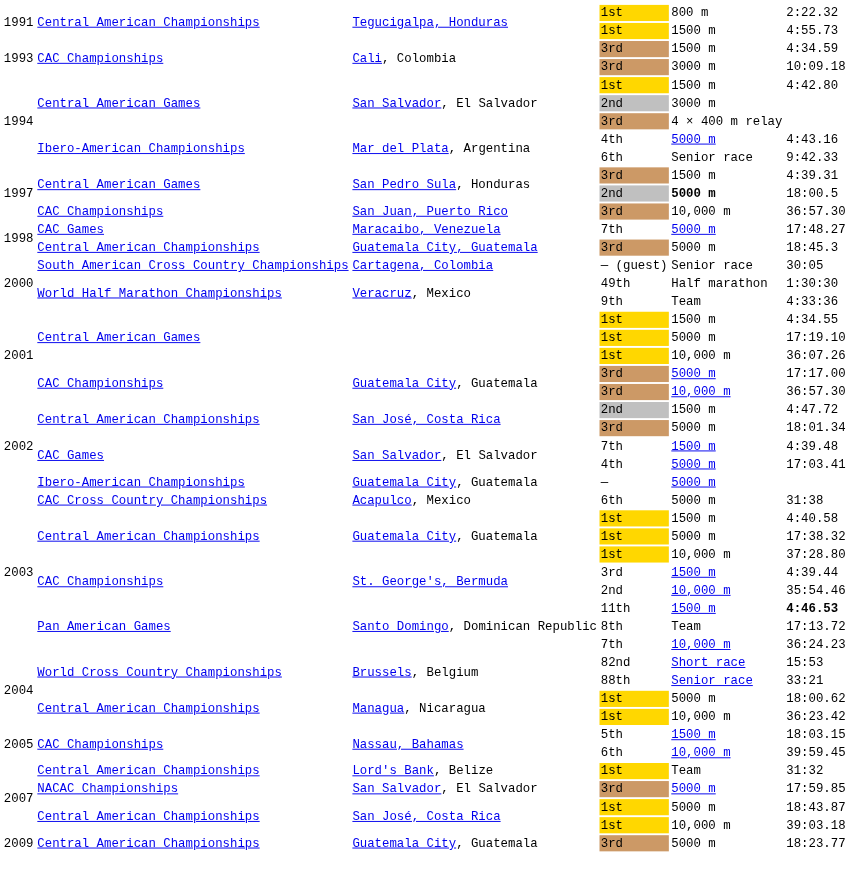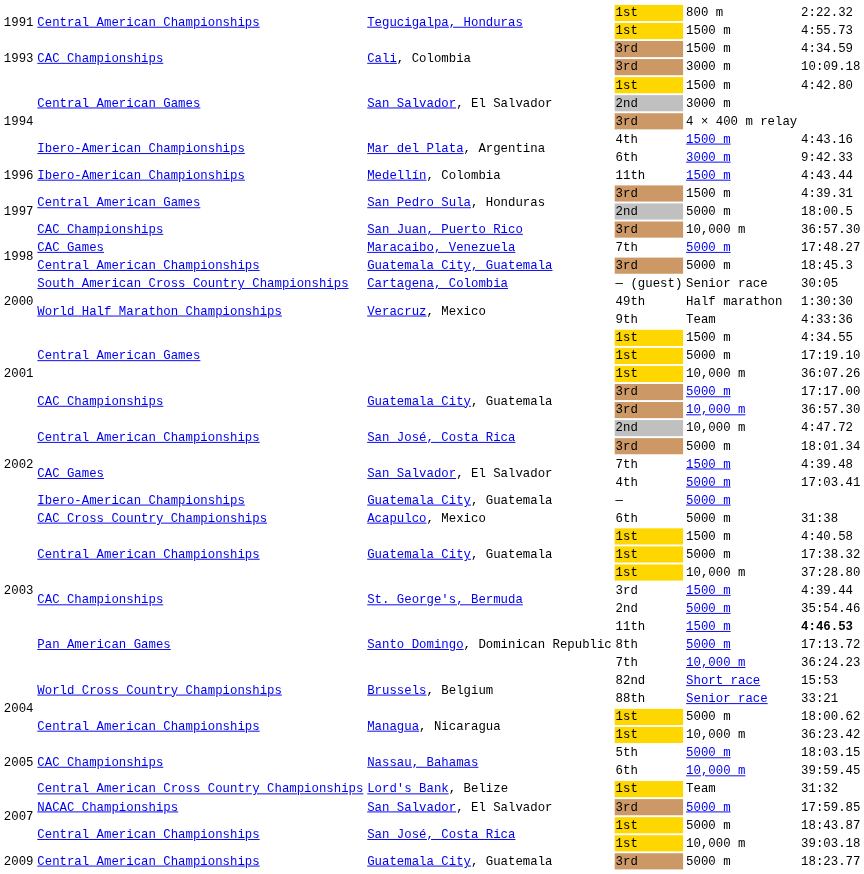(694, 139) 5000 m -> (708, 139) 1500 m
(712, 157) Senior race -> (708, 157) 3000 m
+ row: (434, 175)
(694, 193) bold -> (708, 212) normal
(694, 410) 1500 m -> (716, 428) 10,000 m
(701, 591) 10,000 m -> (708, 609) 5000 m
(686, 627) Team -> (708, 645) 5000 m
(694, 735) 1500 m -> (708, 753) 5000 m
(148, 771) Central American Championships -> (200, 789) Central American Cross Country Championships
